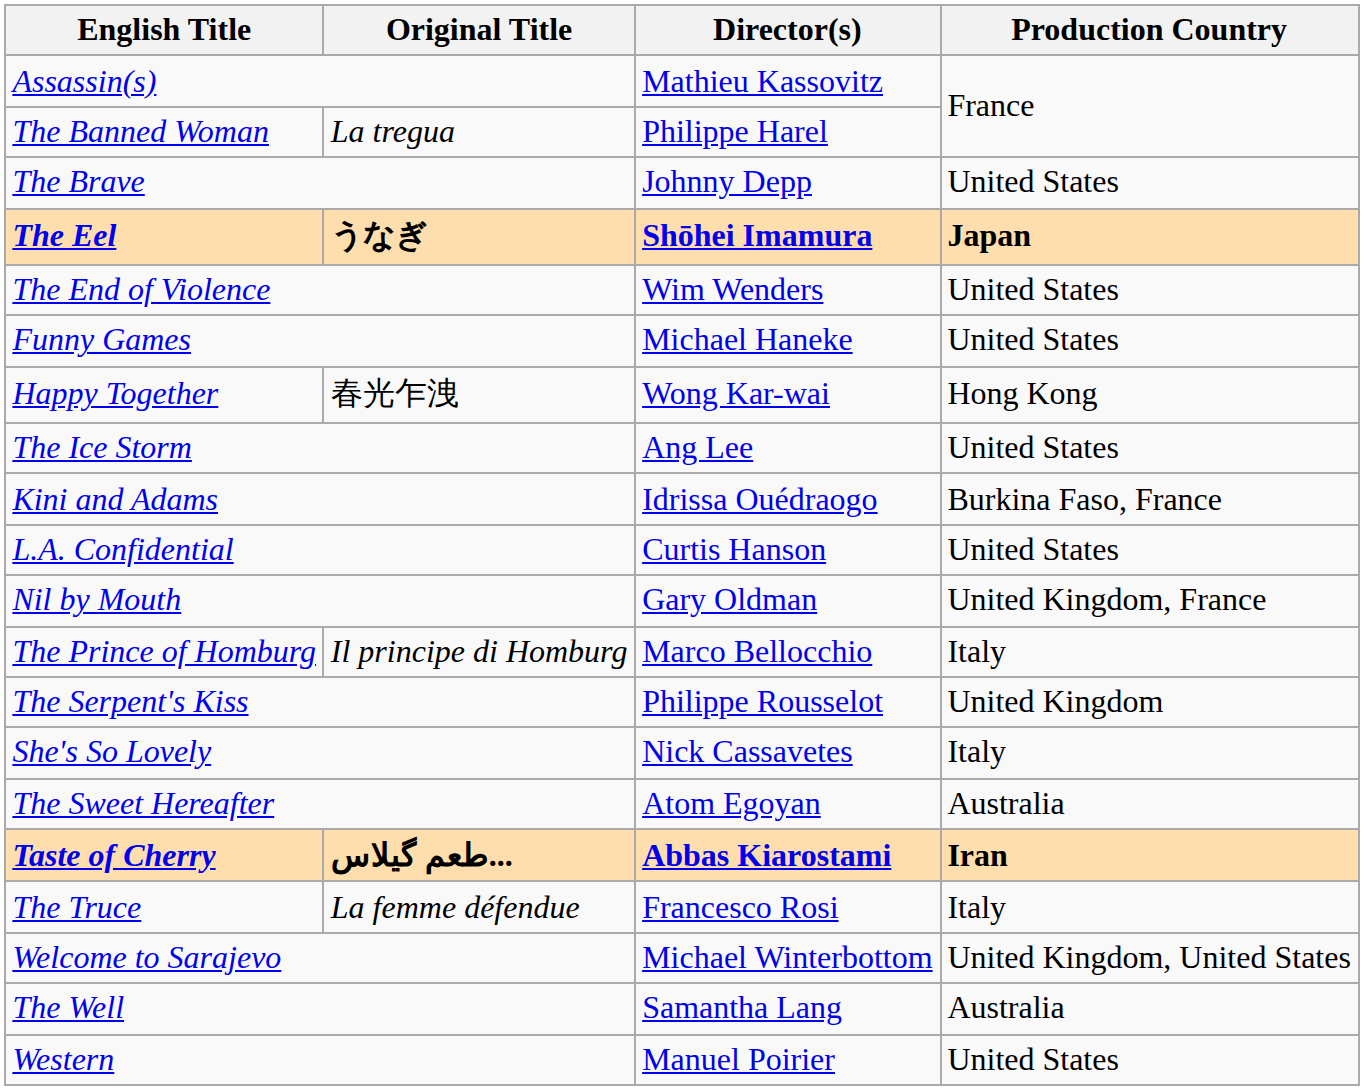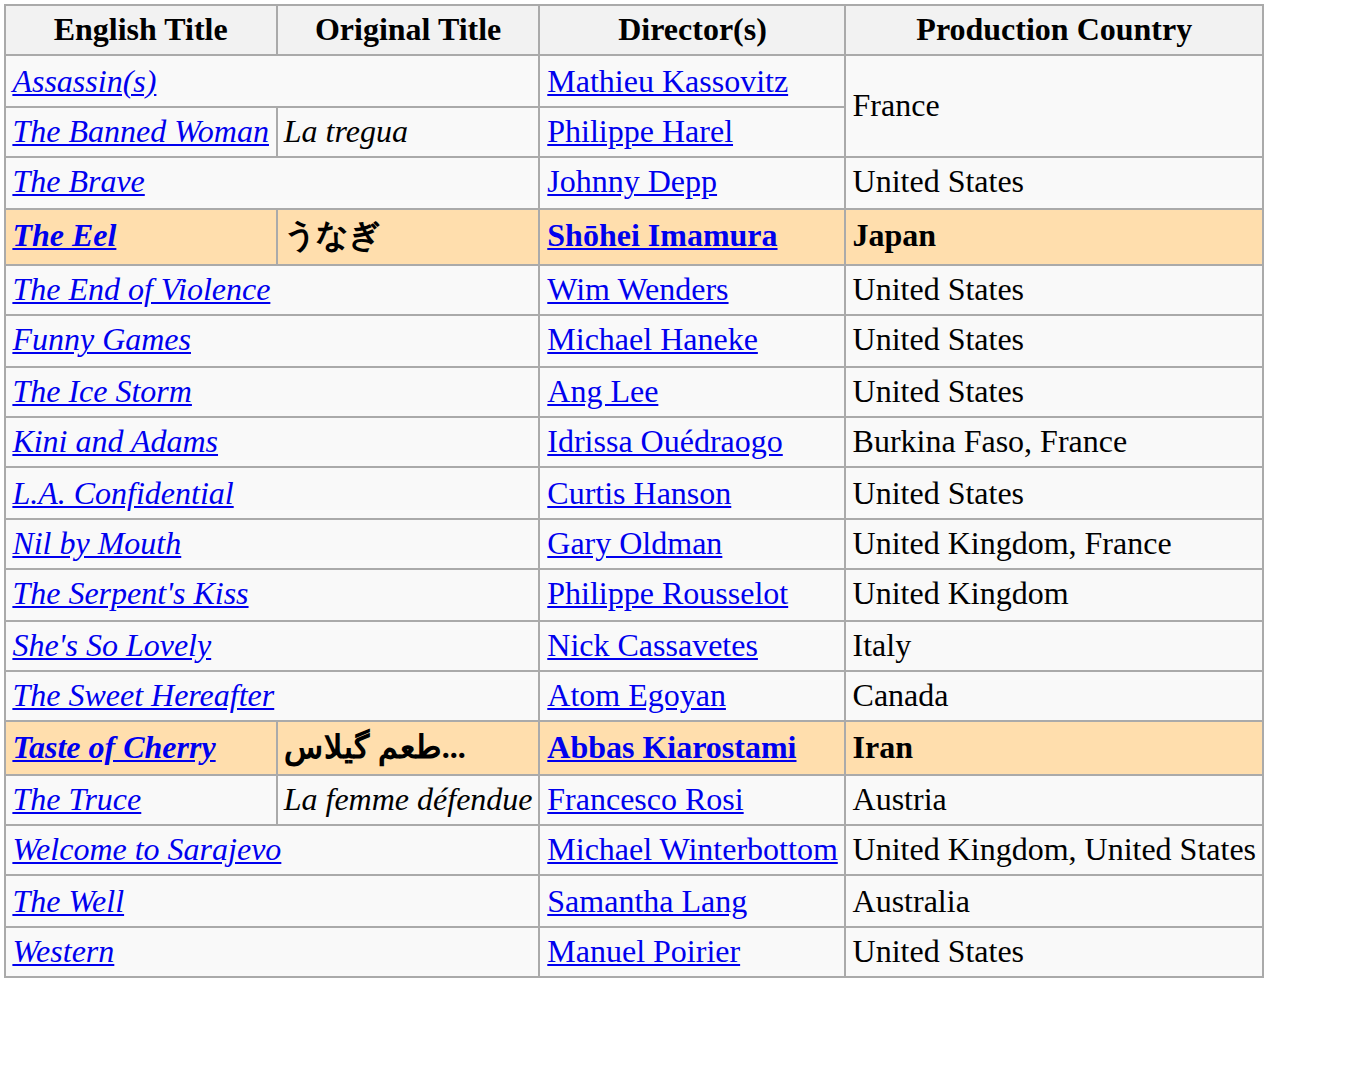- row: (115, 394)
- row: (164, 650)
(1006, 803) Australia -> (901, 695) Canada
(977, 906) Italy -> (900, 799) Austria
